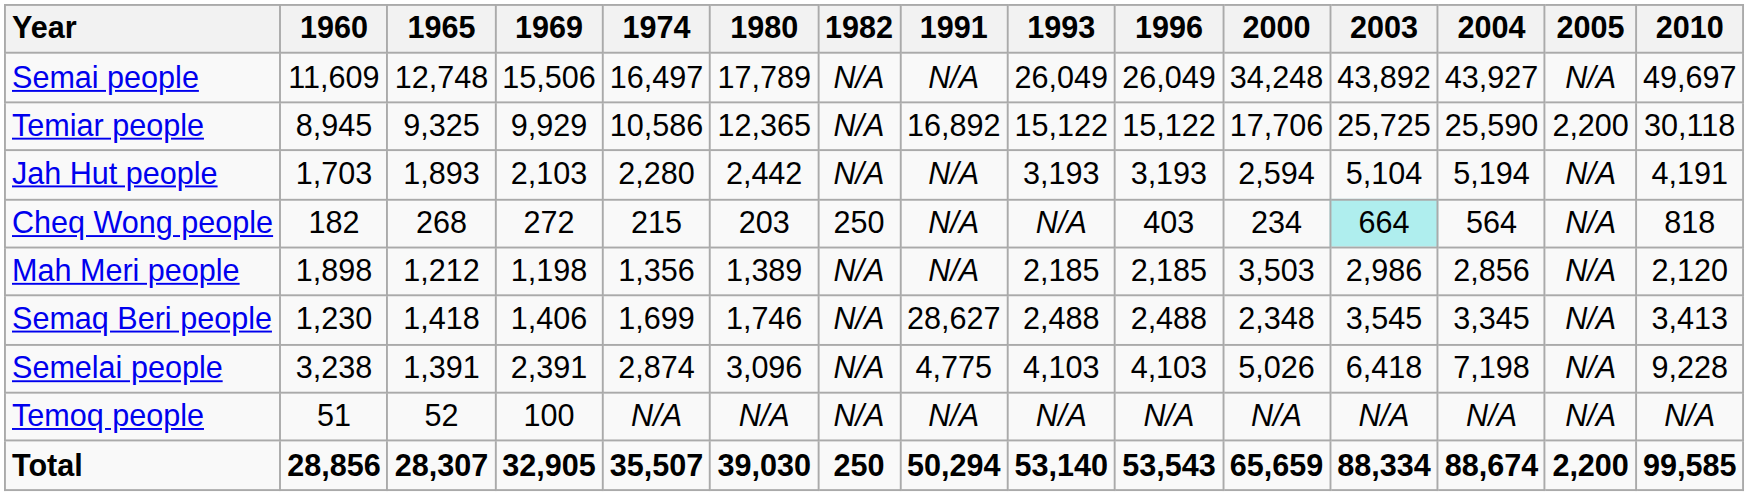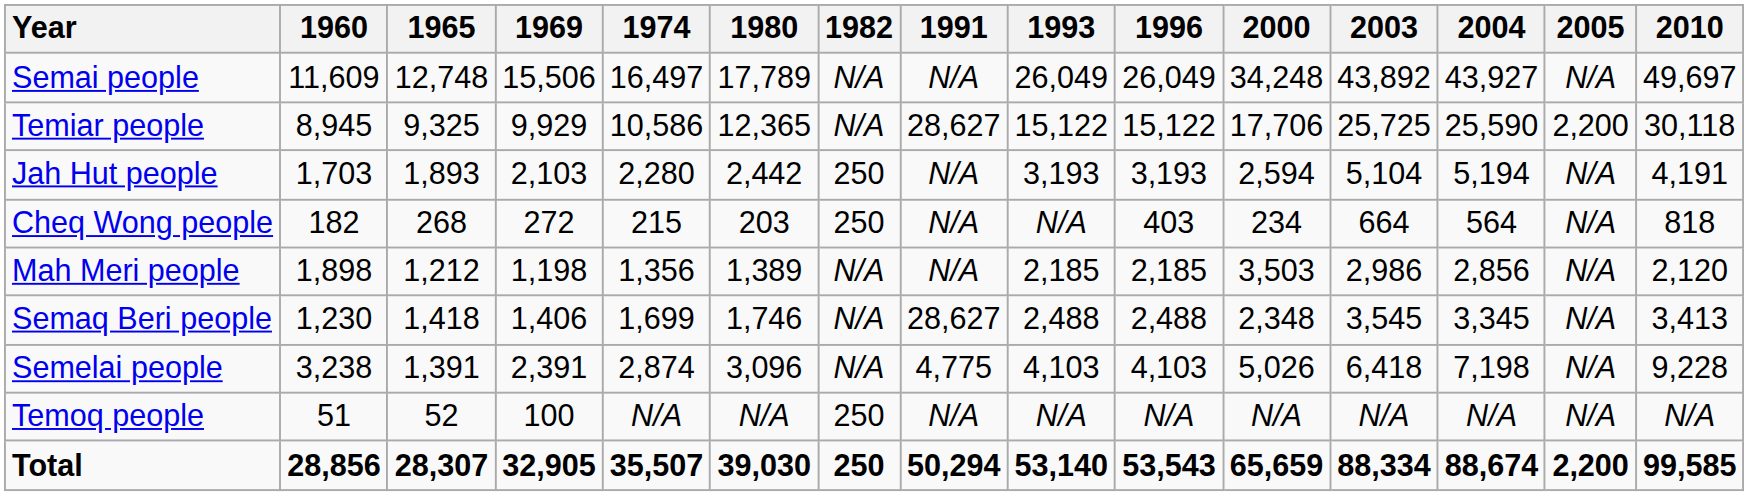(954, 125) 16,892 -> (954, 125) 28,627
(859, 174) N/A -> (859, 174) 250
(1384, 222) paleturquoise background -> (1384, 222) no background
(859, 416) N/A -> (859, 416) 250
